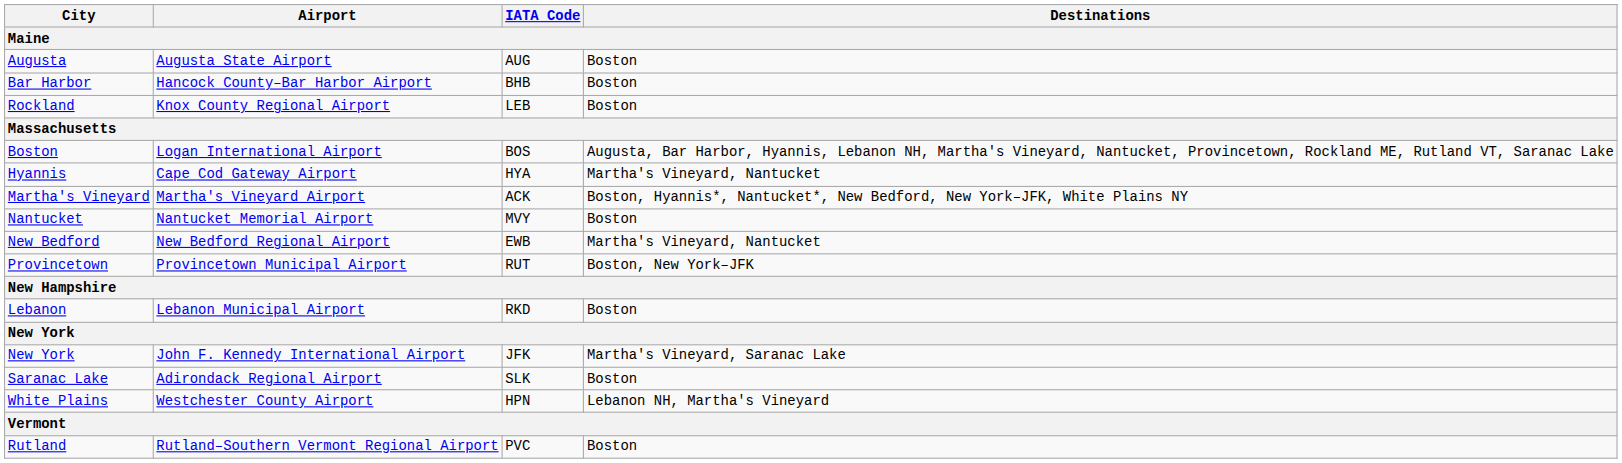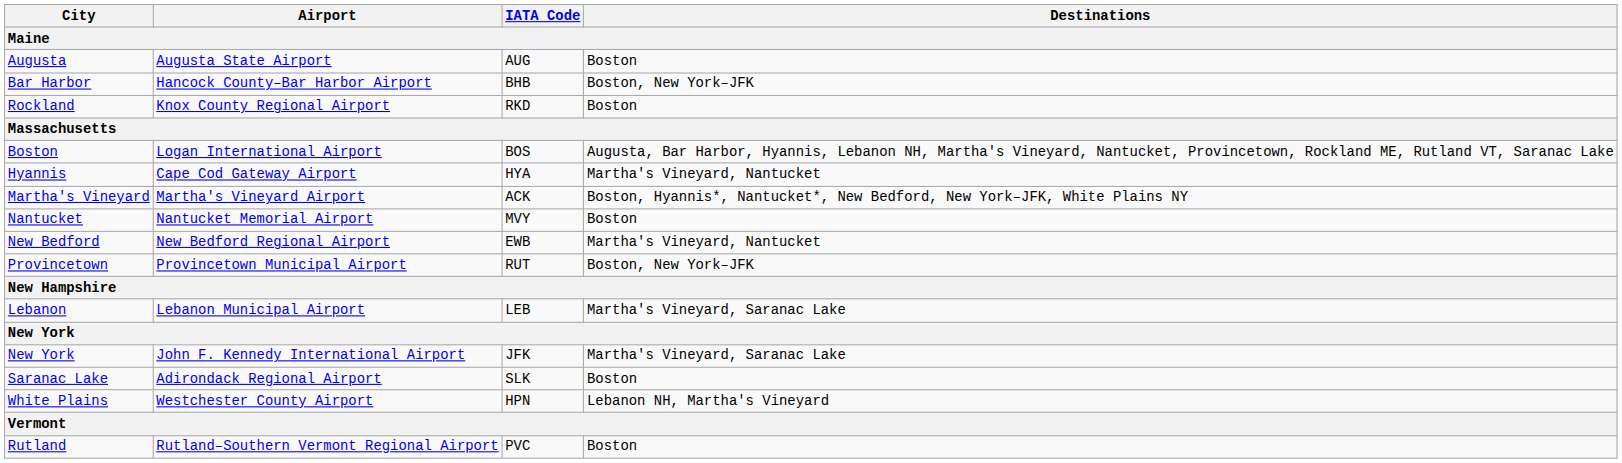(612, 84) Boston -> (670, 84) Boston, New York–JFK
(518, 107) LEB -> (518, 107) RKD
(518, 311) RKD -> (518, 311) LEB
(612, 311) Boston -> (716, 311) Martha's Vineyard, Saranac Lake
